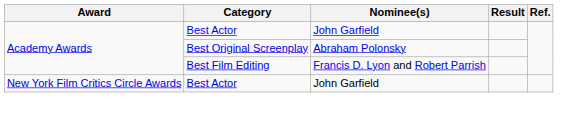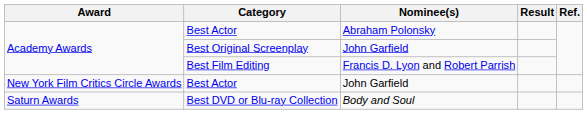(346, 30) John Garfield -> (389, 30) Abraham Polonsky
(360, 48) Abraham Polonsky -> (375, 48) John Garfield
+ row: (43, 100)
